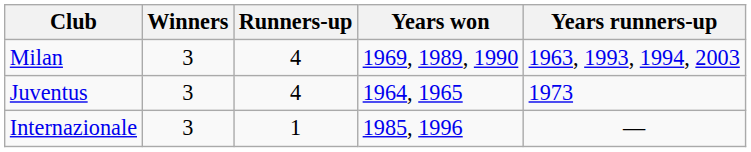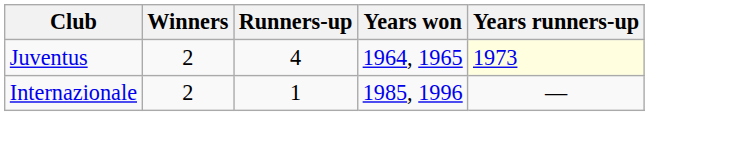- row: (36, 57)
(188, 92) 3 -> (188, 57) 2
(551, 92) no background -> (495, 57) lightyellow background
(188, 127) 3 -> (188, 92) 2
